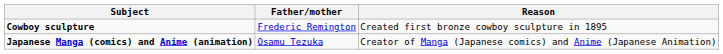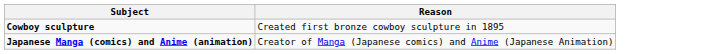- column: (307, 12)
